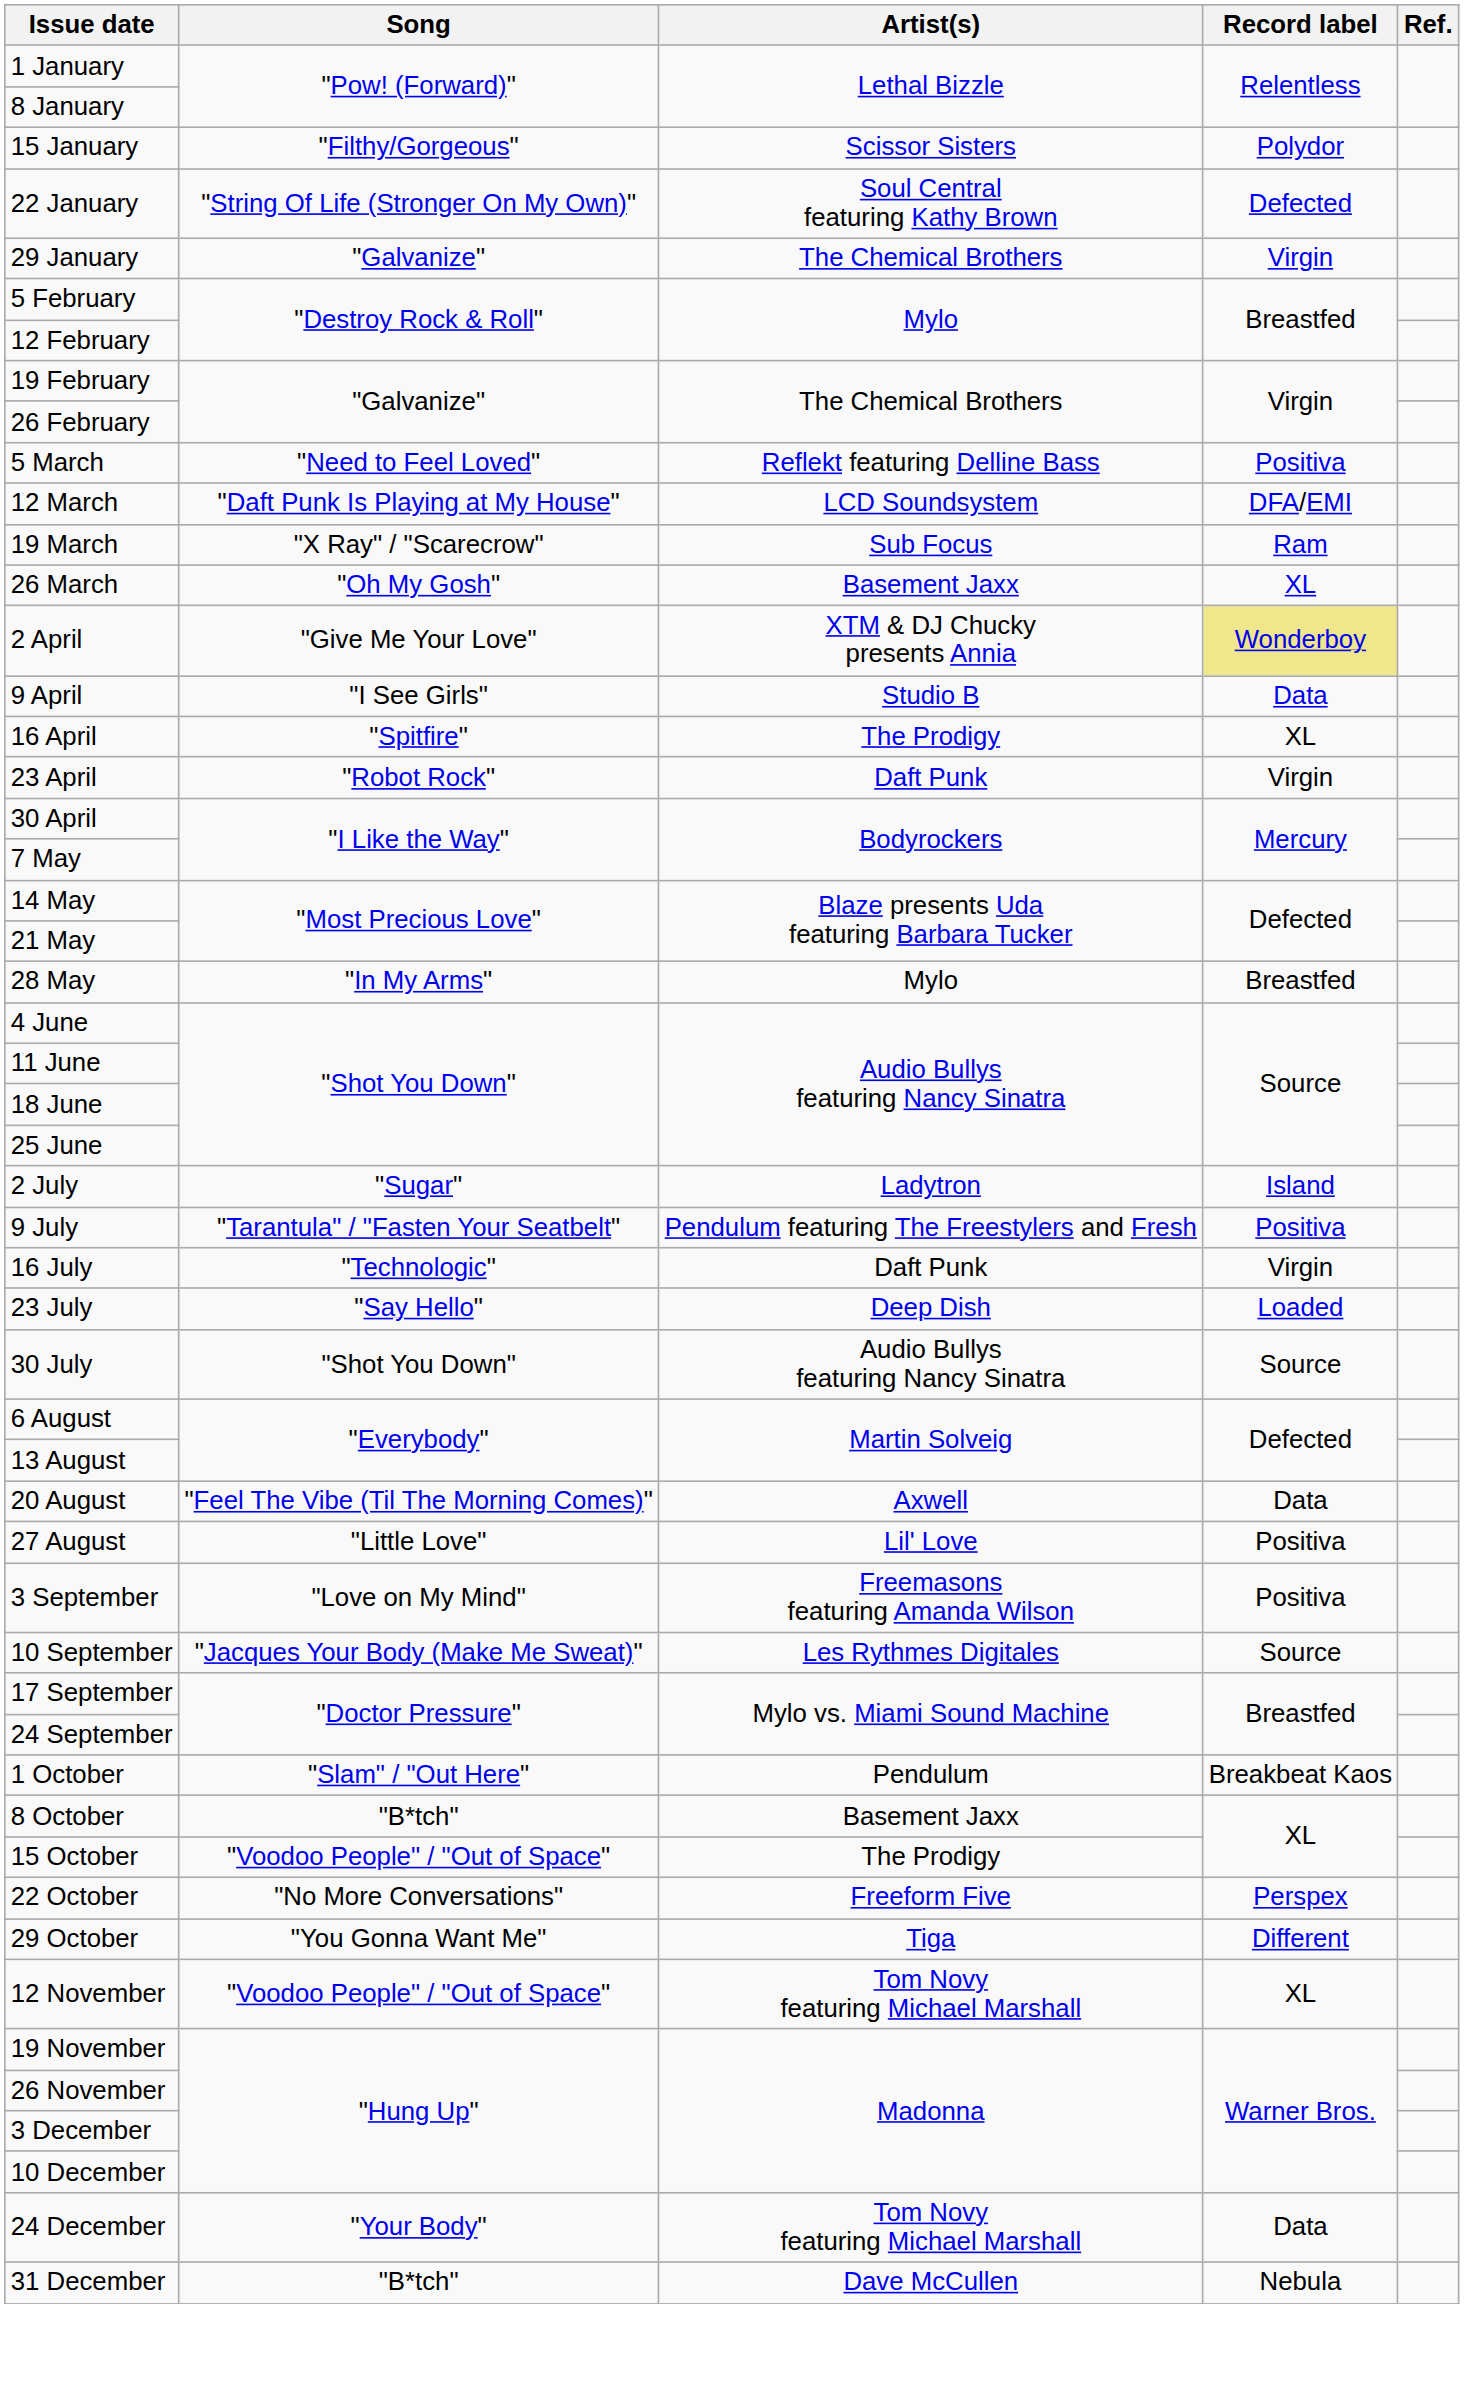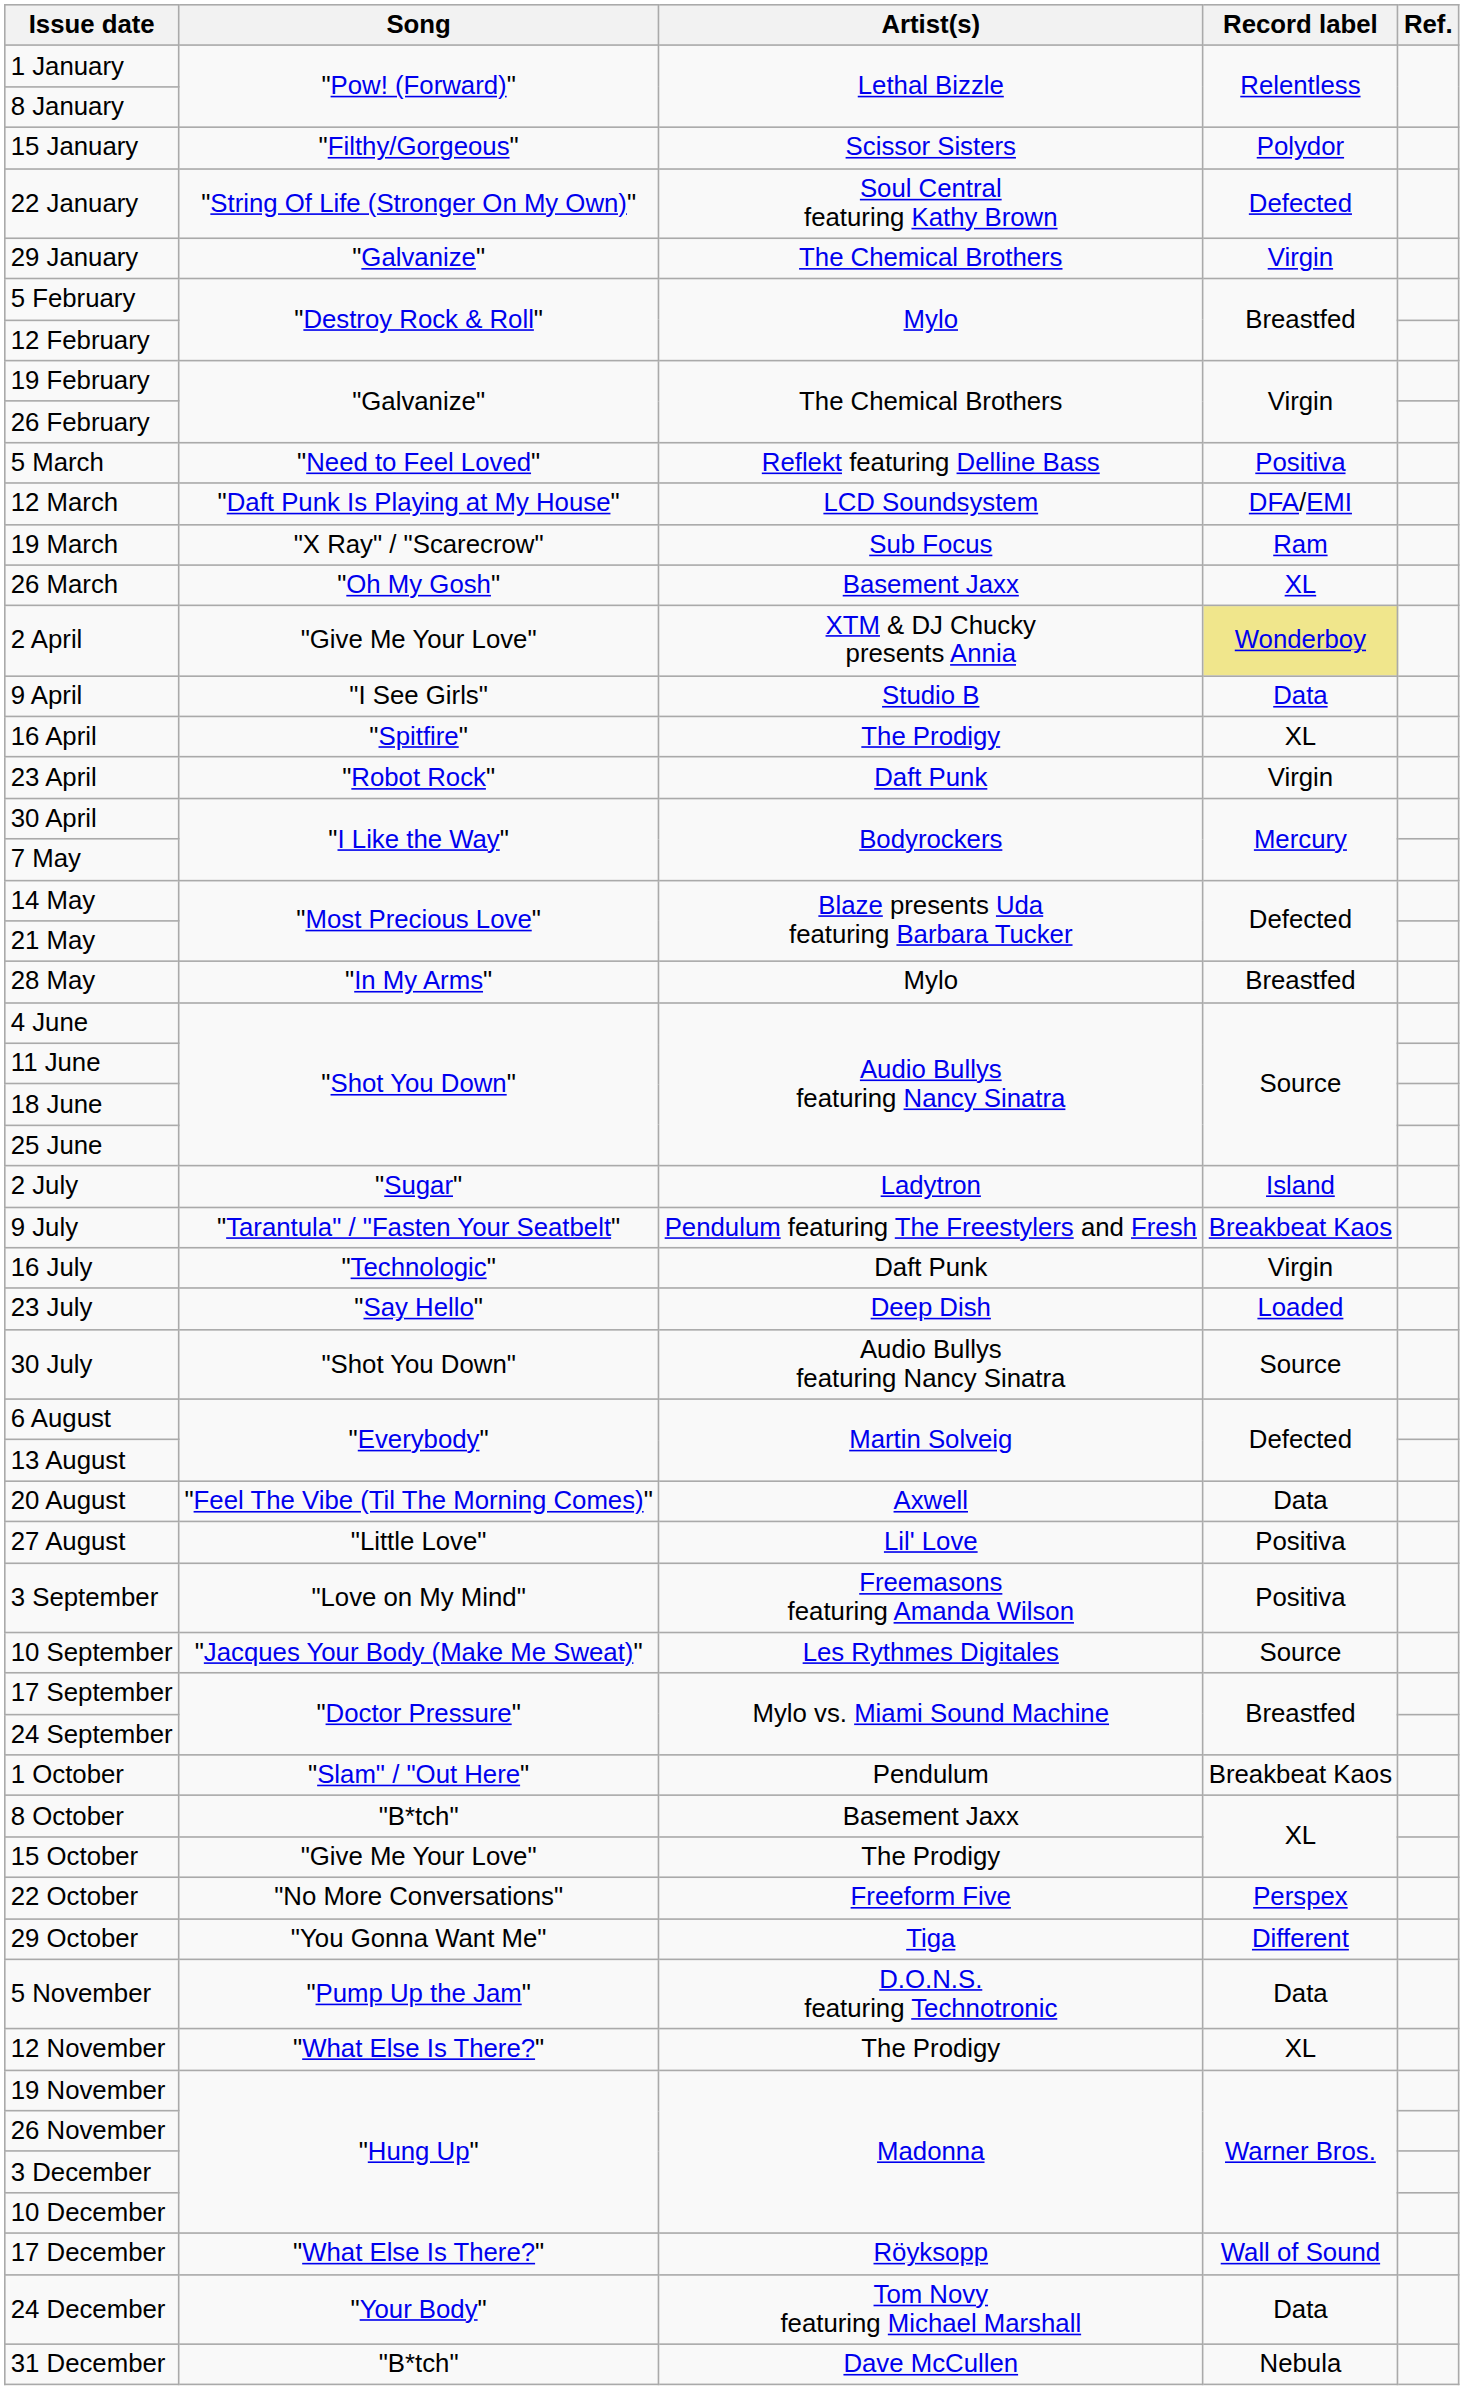(1300, 1226) Positiva -> (1300, 1226) Breakbeat Kaos
(419, 1856) "Voodoo People" / "Out of Space" -> (419, 1856) "Give Me Your Love"
+ row: (81, 1993)
(419, 1993) "Voodoo People" / "Out of Space" -> (419, 2049) "What Else Is There?"
(931, 1993) Tom Novy featuring Michael Marshall -> (931, 2049) The Prodigy
+ row: (88, 2253)
